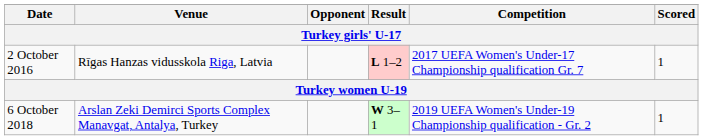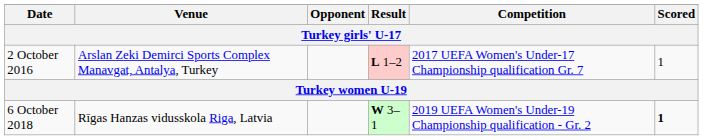(175, 62) Rīgas Hanzas vidusskola Riga, Latvia -> (174, 62) Arslan Zeki Demirci Sports Complex Manavgat, Antalya, Turkey
(174, 117) Arslan Zeki Demirci Sports Complex Manavgat, Antalya, Turkey -> (175, 117) Rīgas Hanzas vidusskola Riga, Latvia
(661, 117) normal -> (661, 117) bold
